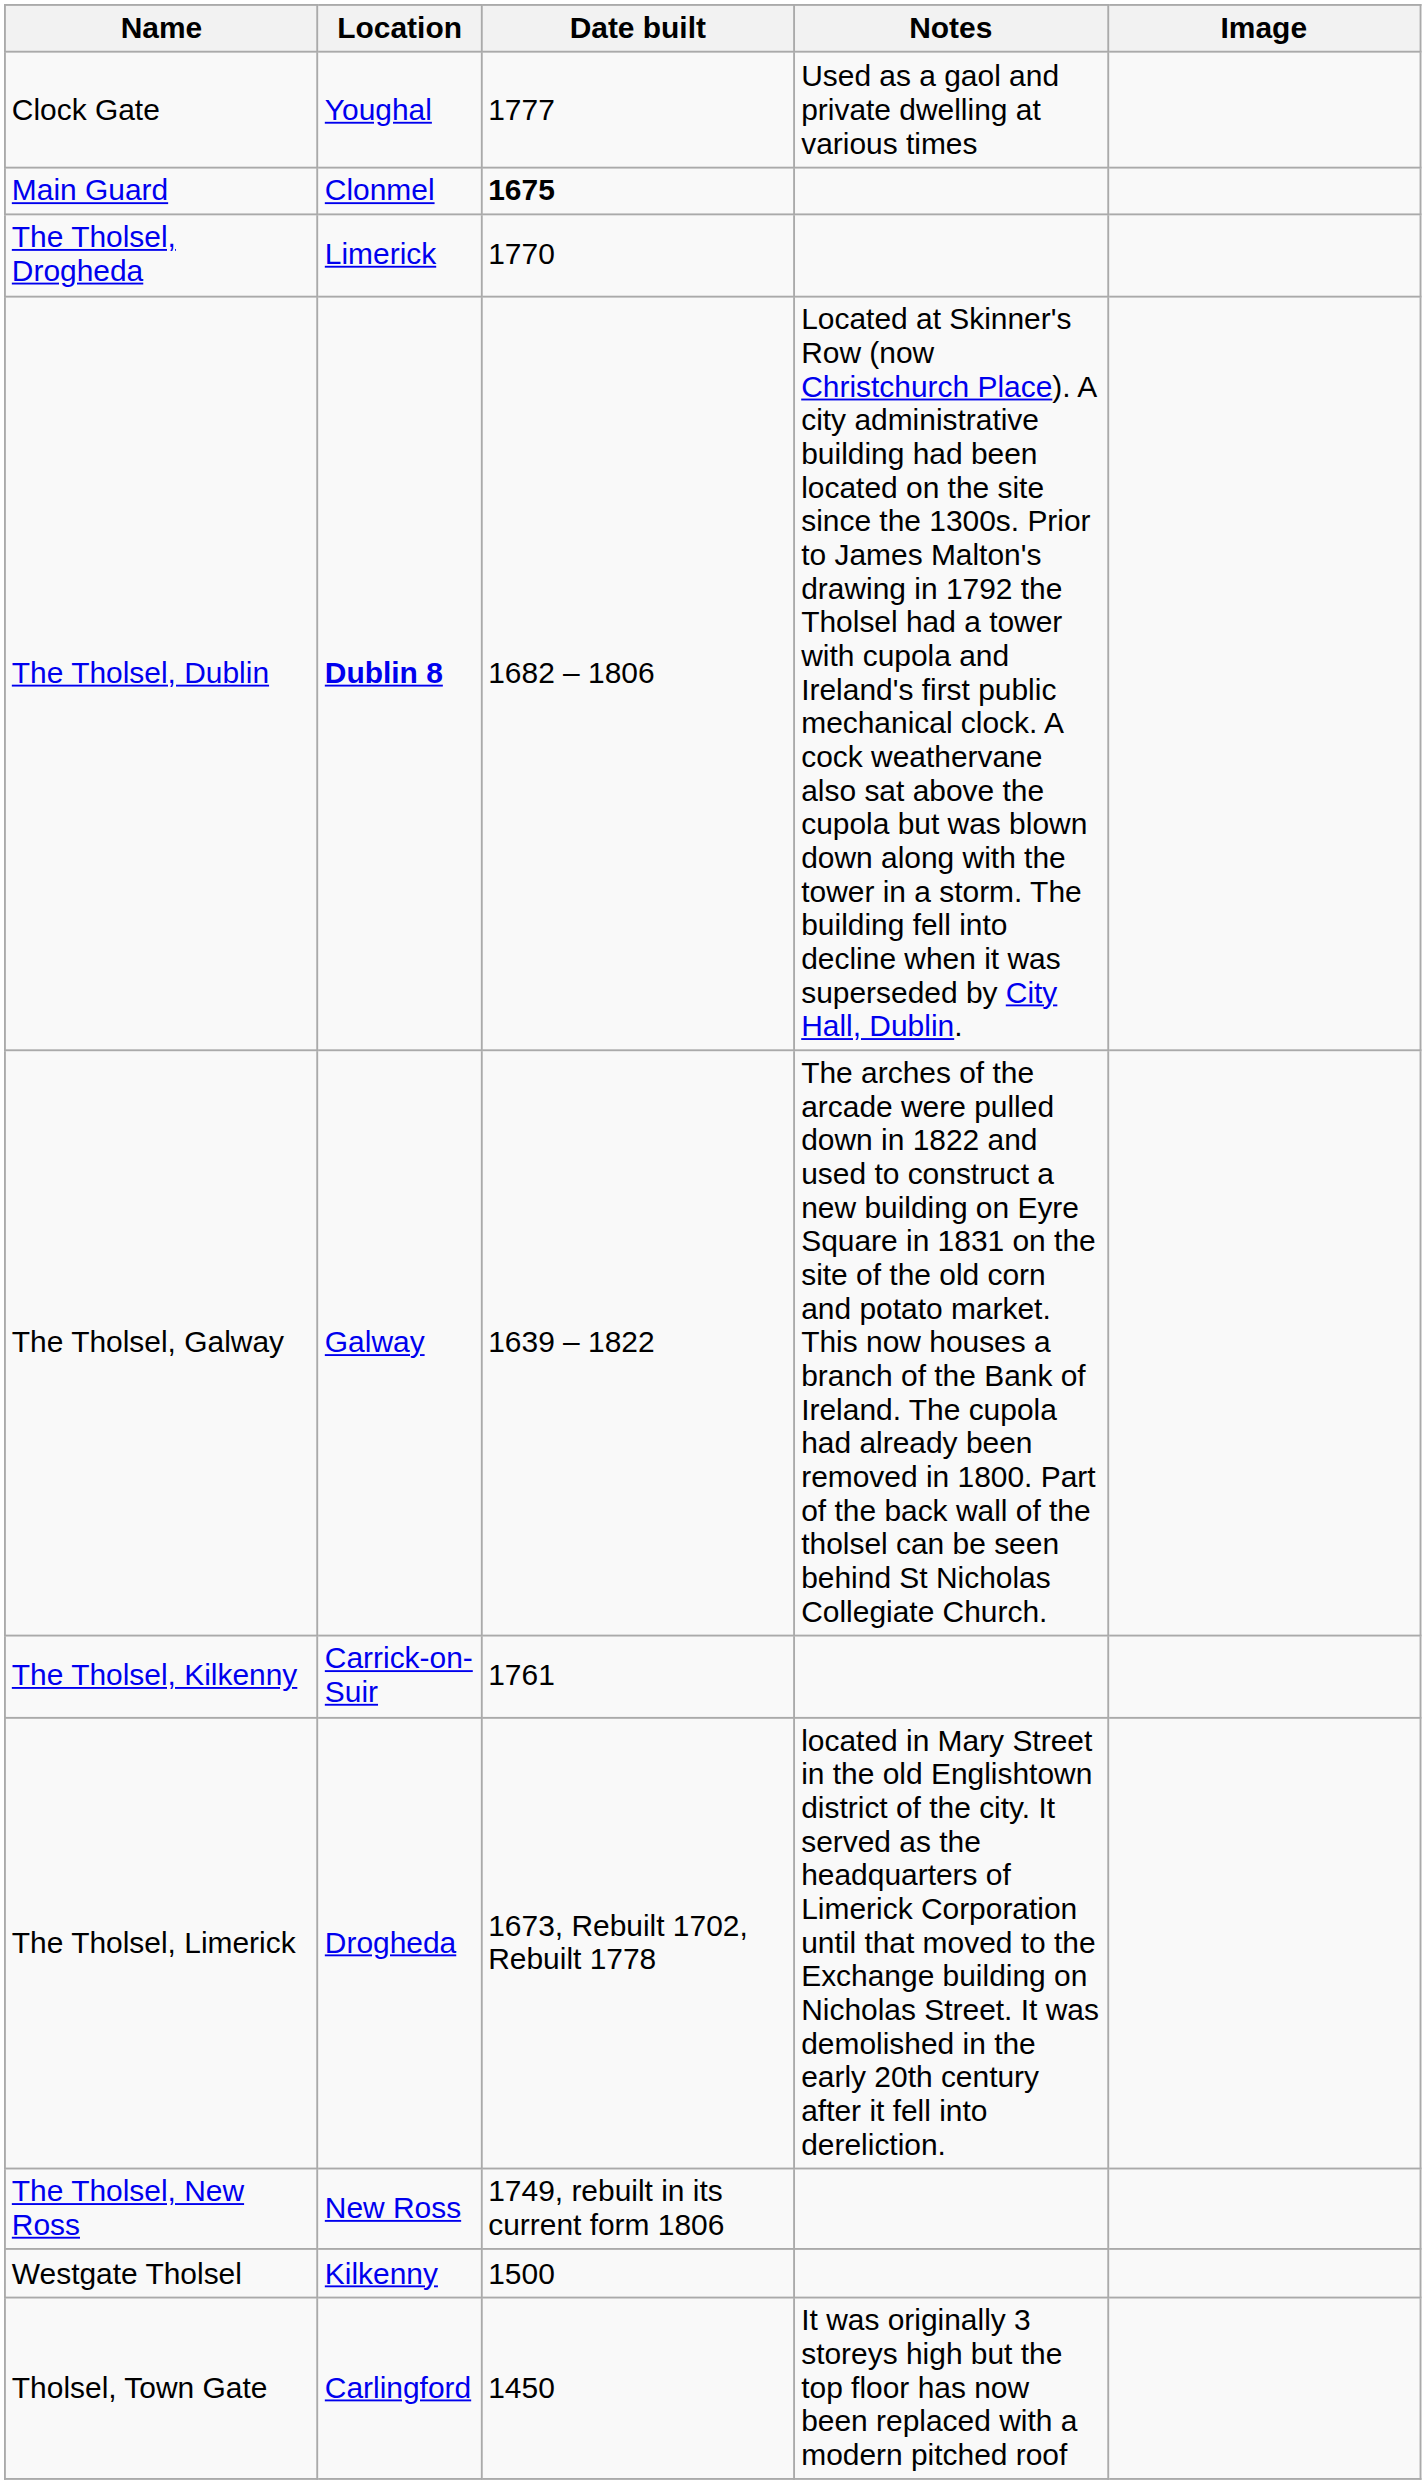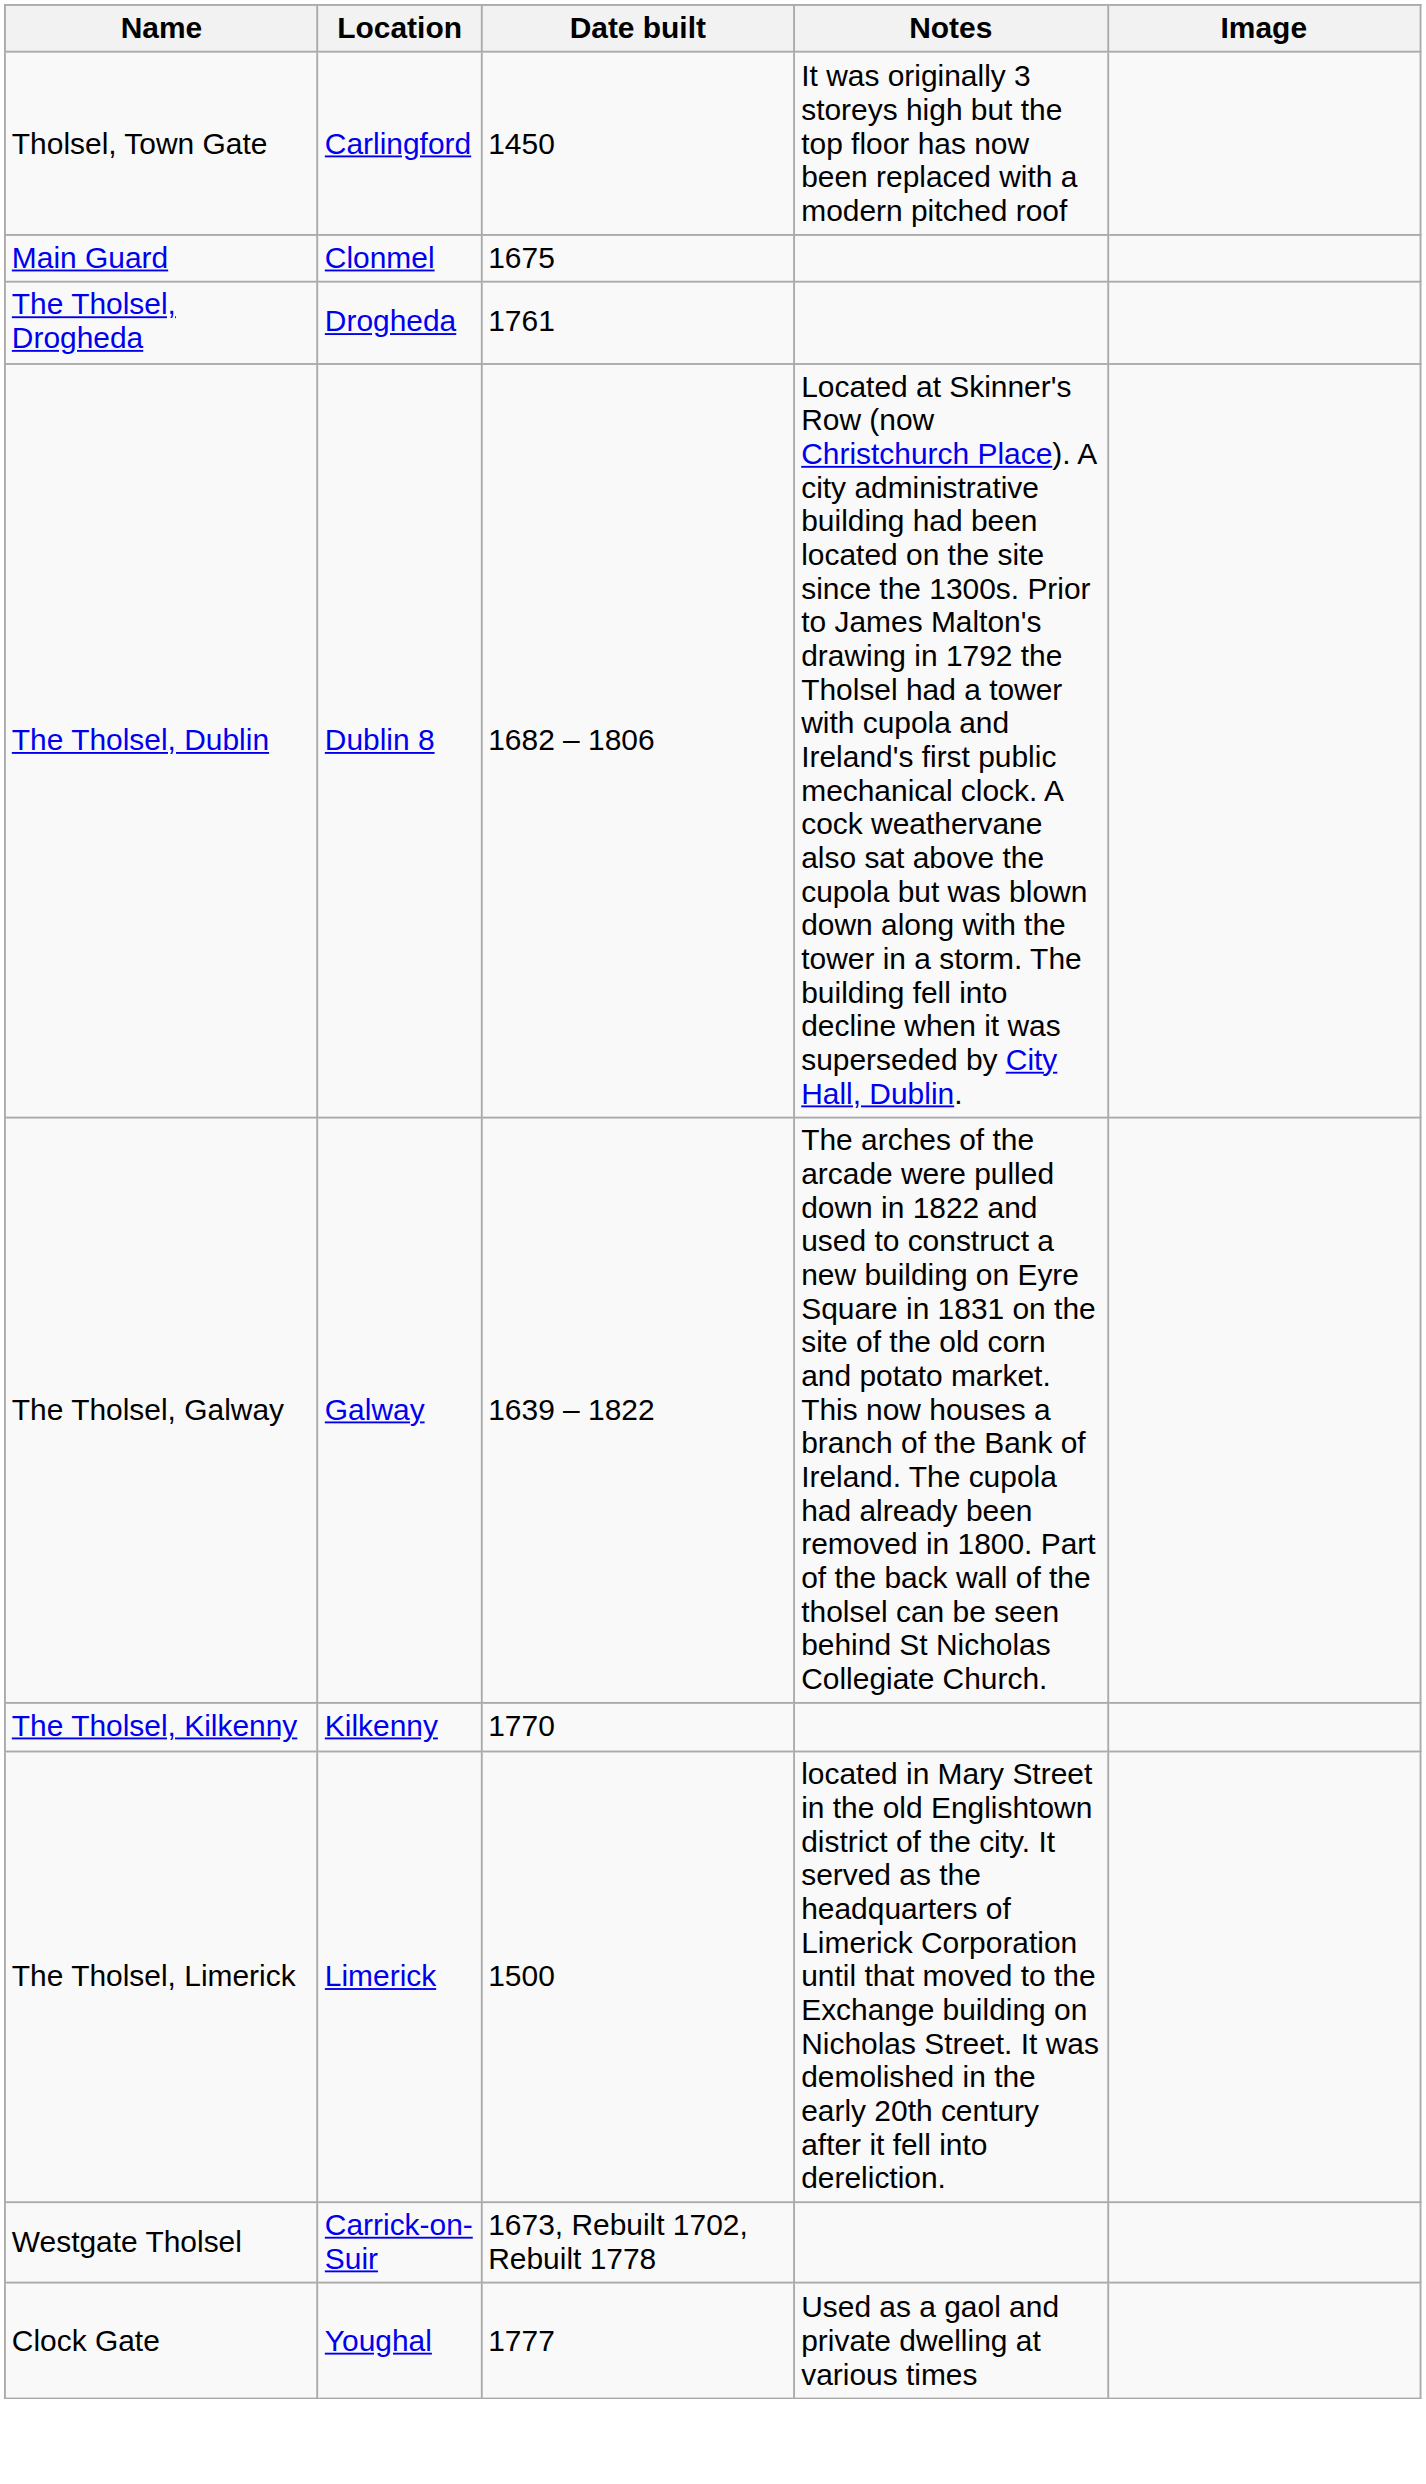rows swapped: (140, 2387) <-> (86, 109)
(521, 190) bold -> (521, 257) normal
(381, 254) Limerick -> (391, 322) Drogheda
(521, 254) 1770 -> (521, 322) 1761
(384, 672) bold -> (380, 739) normal
(399, 1676) Carrick-on-Suir -> (381, 1726) Kilkenny
(521, 1676) 1761 -> (521, 1726) 1770
(391, 1942) Drogheda -> (381, 1976) Limerick
(618, 1942) 1673, Rebuilt 1702, Rebuilt 1778 -> (521, 1976) 1500
- row: (128, 2208)
(381, 2272) Kilkenny -> (399, 2242) Carrick-on-Suir
(521, 2272) 1500 -> (618, 2242) 1673, Rebuilt 1702, Rebuilt 1778
